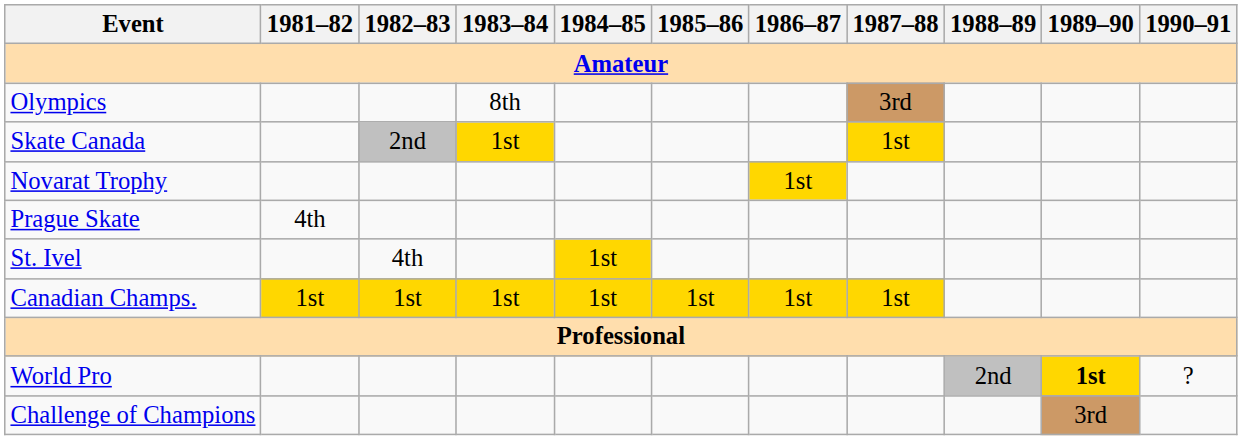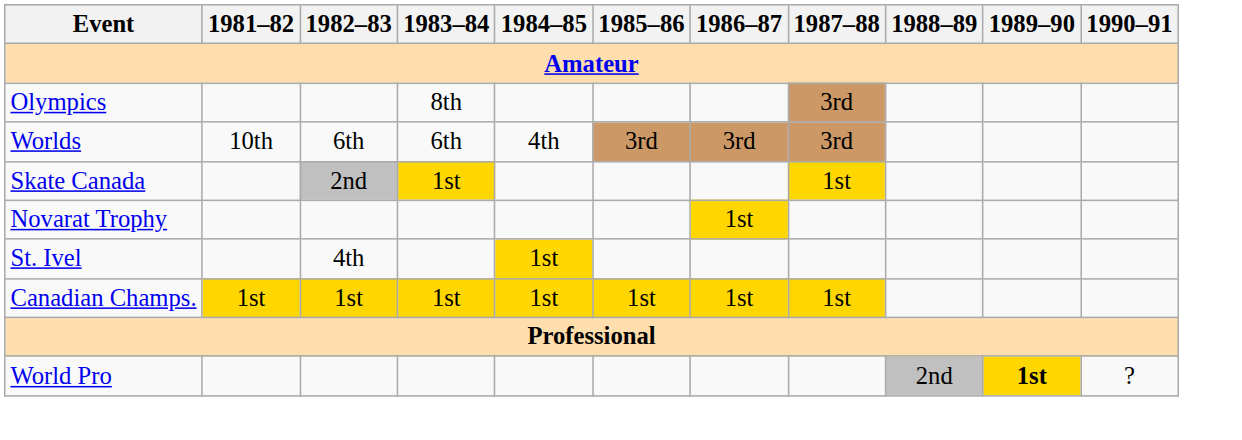+ row: (46, 141)
- row: (75, 219)
- row: (133, 414)
